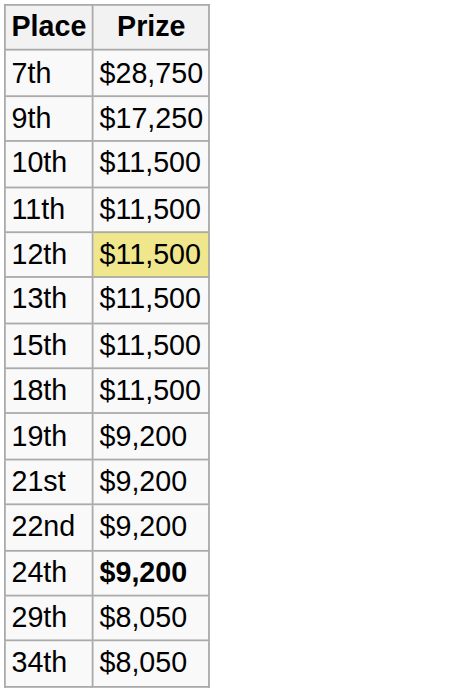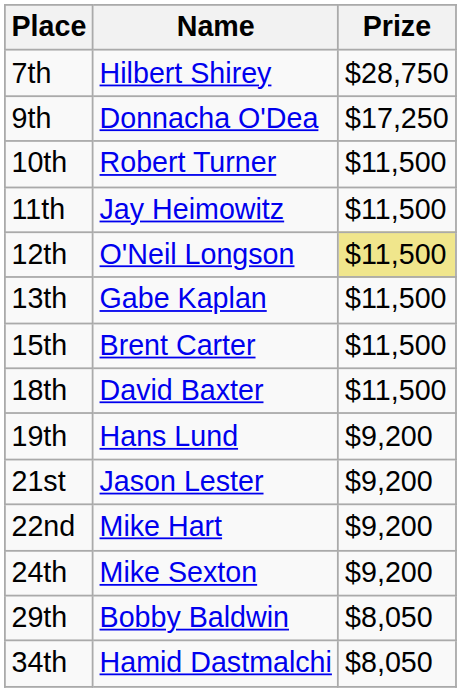+ column: (216, 27)
(143, 572) bold -> (389, 572) normal
